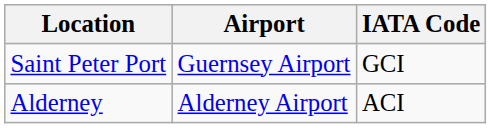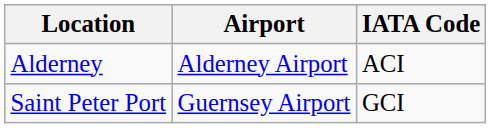rows swapped: (57, 102) <-> (88, 63)
